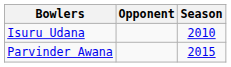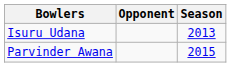(202, 33) 2010 -> (202, 33) 2013
